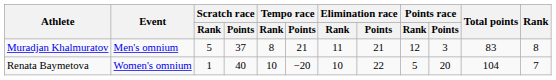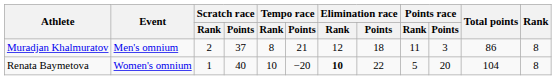(209, 48) 5 -> (209, 48) 2
(337, 48) 11 -> (337, 48) 12
(379, 48) 21 -> (379, 48) 18
(415, 48) 12 -> (415, 48) 11
(491, 48) 83 -> (491, 48) 86
(337, 66) normal -> (337, 66) bold
(536, 66) 7 -> (536, 66) 8
